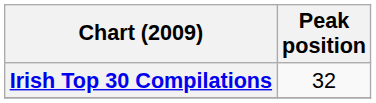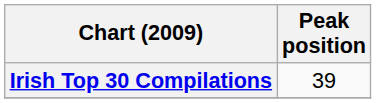(324, 80) 32 -> (324, 80) 39
